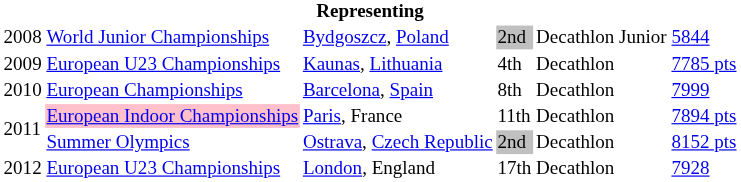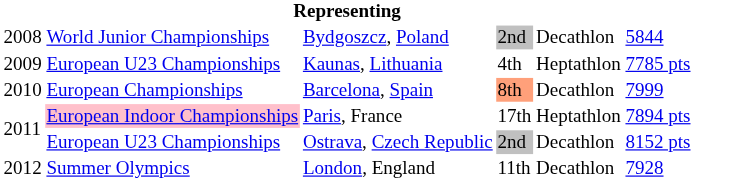(601, 37) Decathlon Junior -> (575, 37) Decathlon
(575, 63) Decathlon -> (578, 63) Heptathlon
(510, 89) no background -> (510, 89) lightsalmon background
(514, 115) 11th -> (514, 115) 17th
(575, 115) Decathlon -> (578, 115) Heptathlon
(118, 142) Summer Olympics -> (163, 142) European U23 Championships
(163, 168) European U23 Championships -> (118, 168) Summer Olympics
(514, 168) 17th -> (514, 168) 11th
